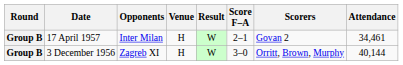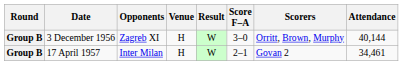rows swapped: (81, 53) <-> (73, 38)
